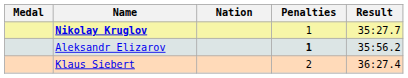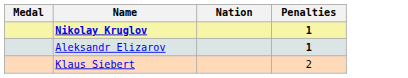- column: (375, 13)
(309, 30) normal -> (309, 30) bold
